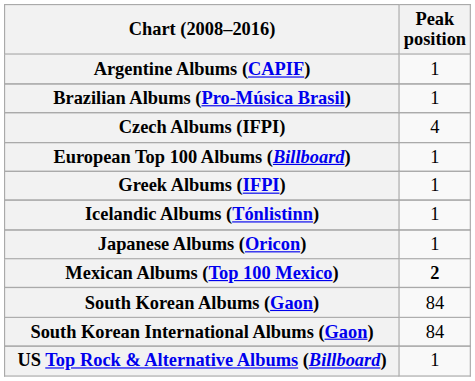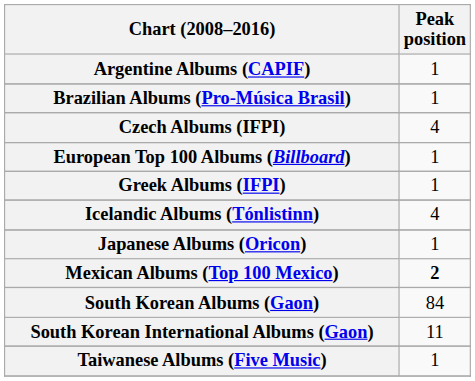(435, 214) 1 -> (435, 214) 4
(435, 331) 84 -> (435, 331) 11
+ row: (202, 360)
- row: (202, 360)
